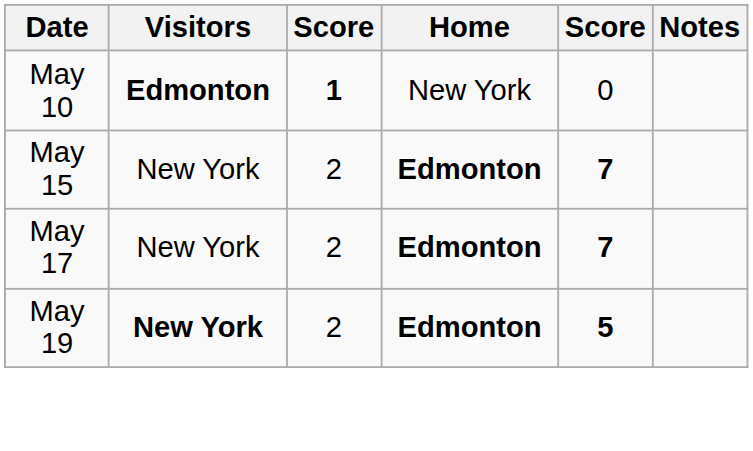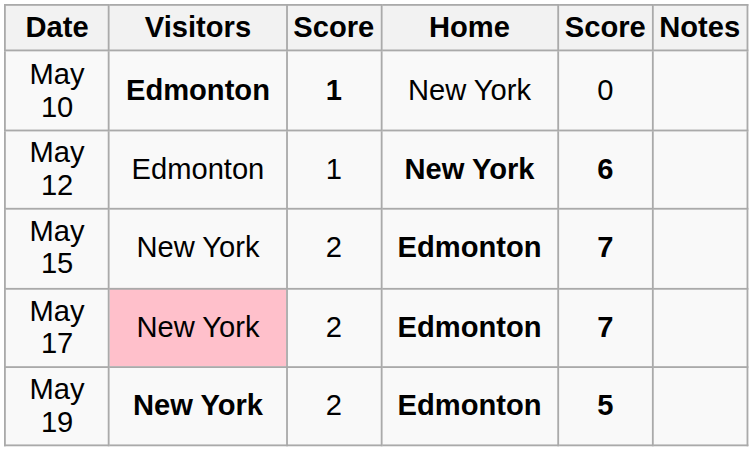+ row: (57, 169)
(198, 248) no background -> (198, 326) pink background
